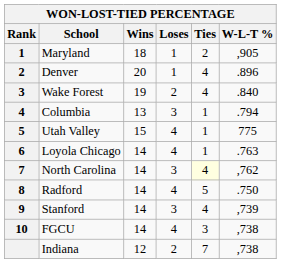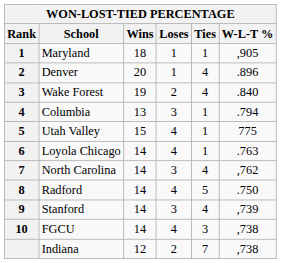(205, 53) 2 -> (205, 53) 1
(205, 170) lightyellow background -> (205, 170) no background
